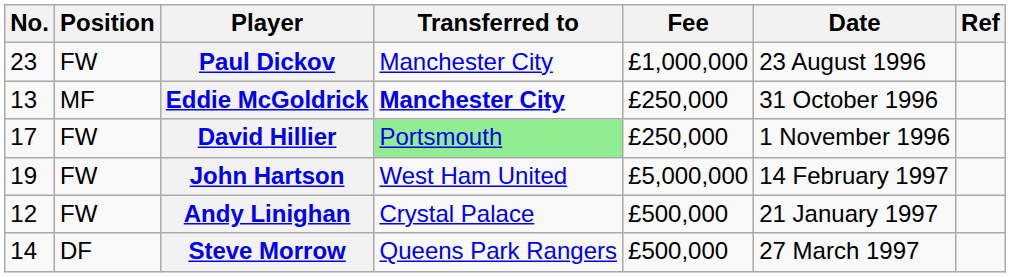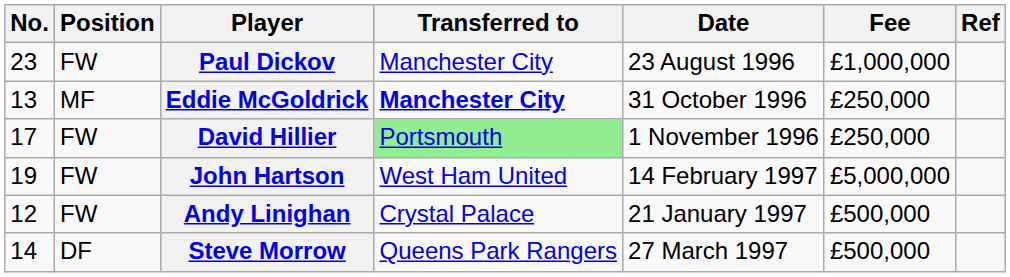columns swapped: (688, 23) <-> (855, 23)
